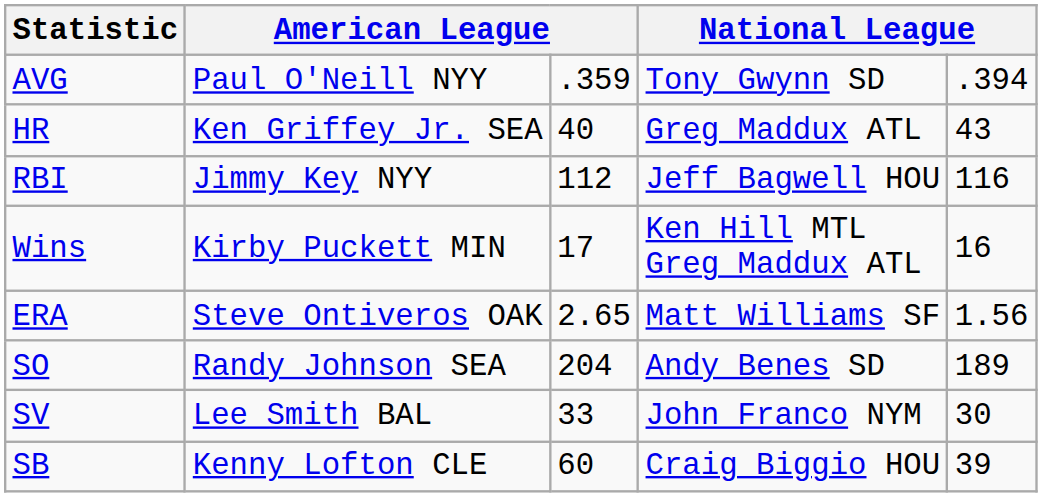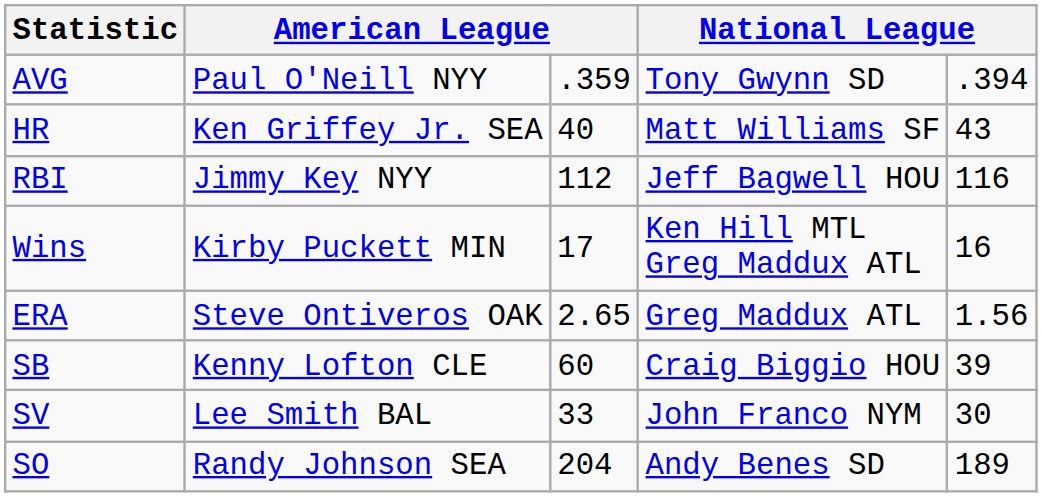(784, 130) Greg Maddux ATL -> (793, 130) Matt Williams SF
(793, 316) Matt Williams SF -> (784, 316) Greg Maddux ATL
rows swapped: (31, 366) <-> (31, 466)
